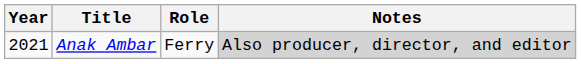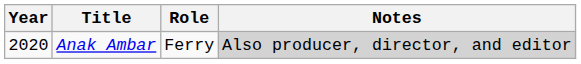(29, 45) 2021 -> (29, 45) 2020
